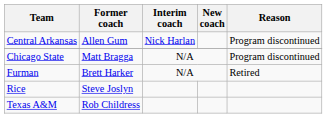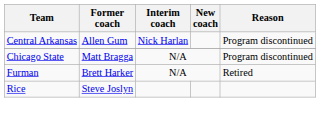- row: (32, 105)
